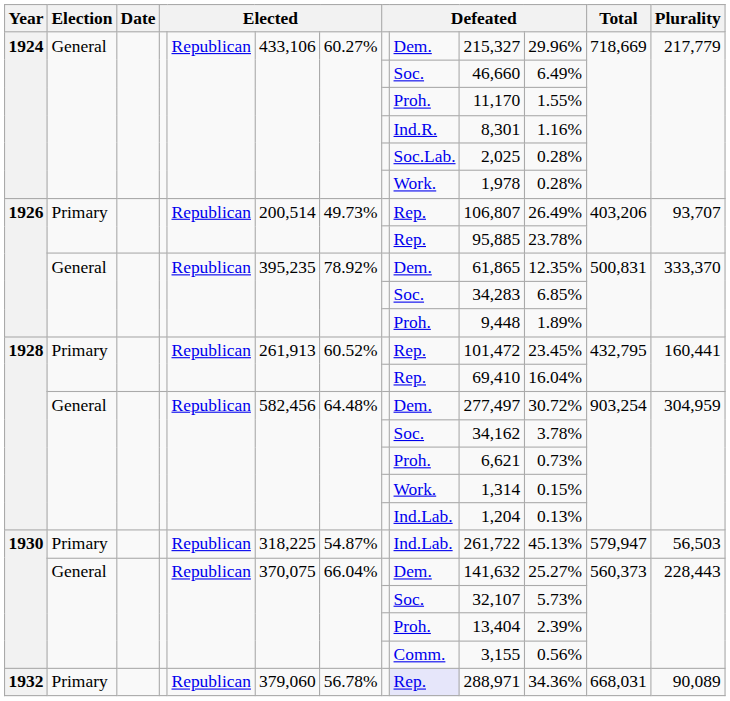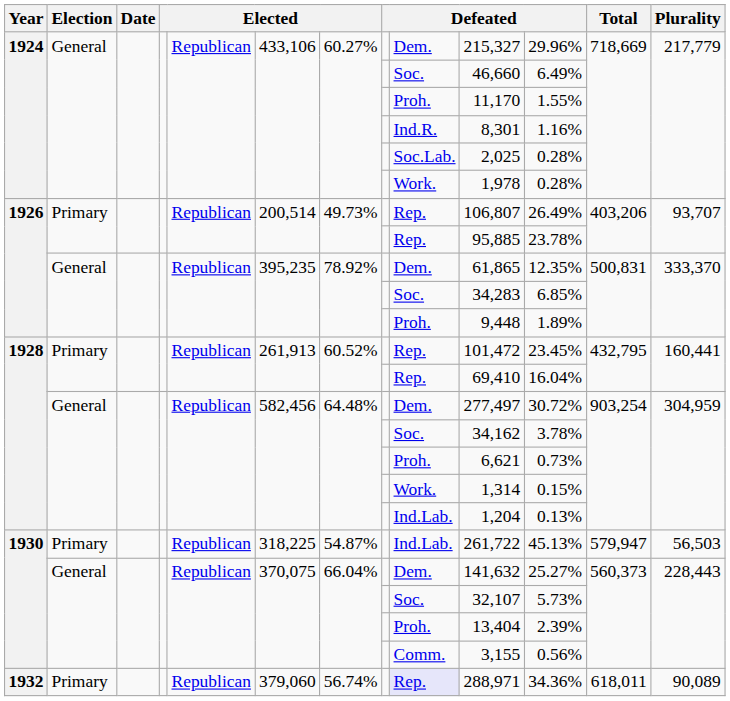(351, 682) 56.78% -> (351, 682) 56.74%
(618, 682) 668,031 -> (619, 682) 618,011
